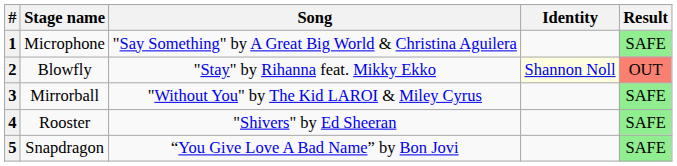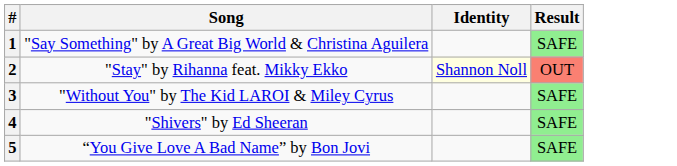- column: (65, 17)
